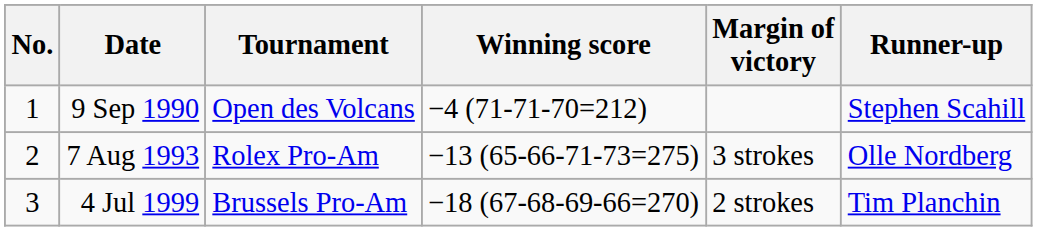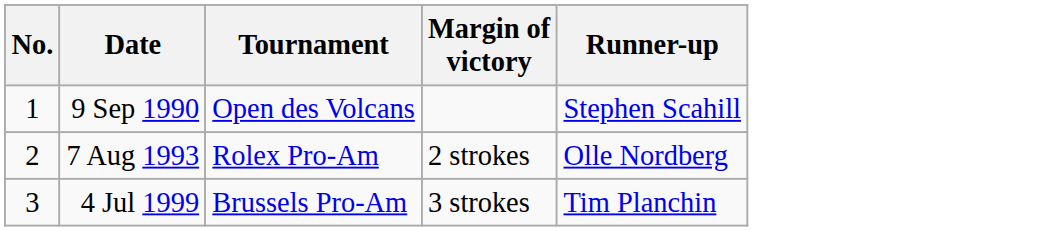- column: (564, 44)
(763, 155) 3 strokes -> (479, 155) 2 strokes
(763, 202) 2 strokes -> (479, 202) 3 strokes
